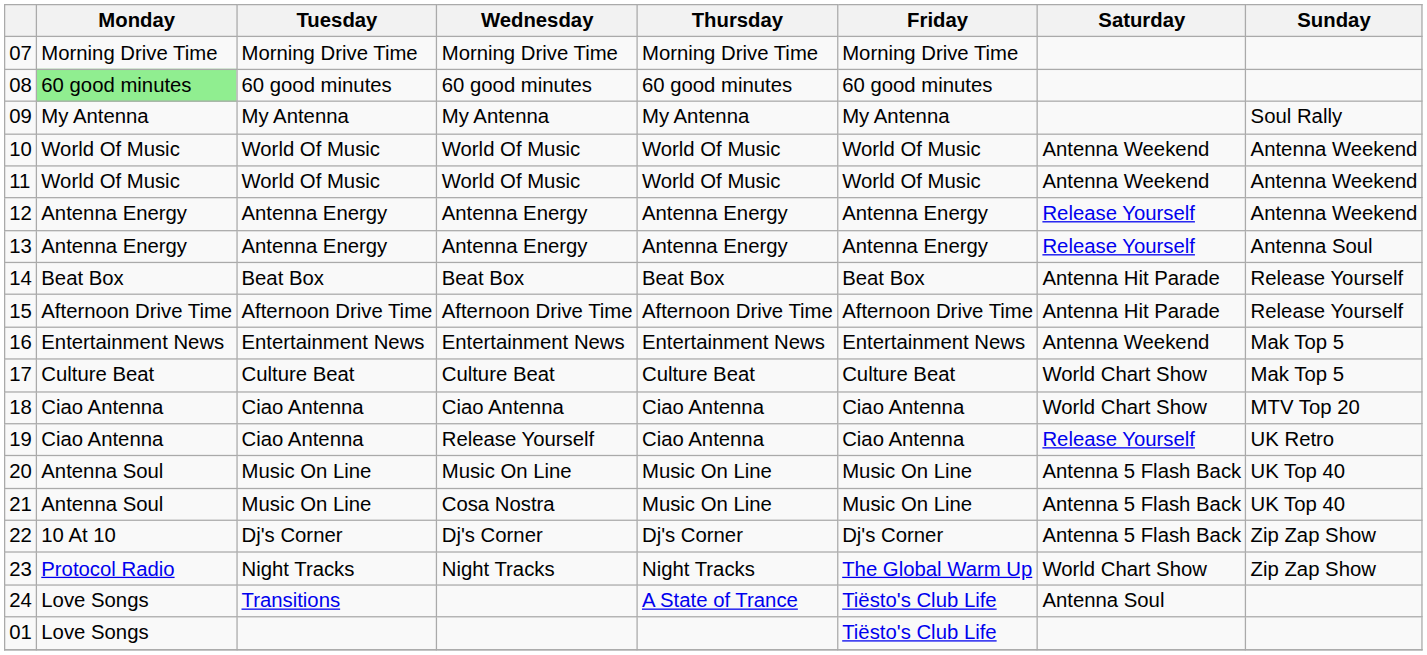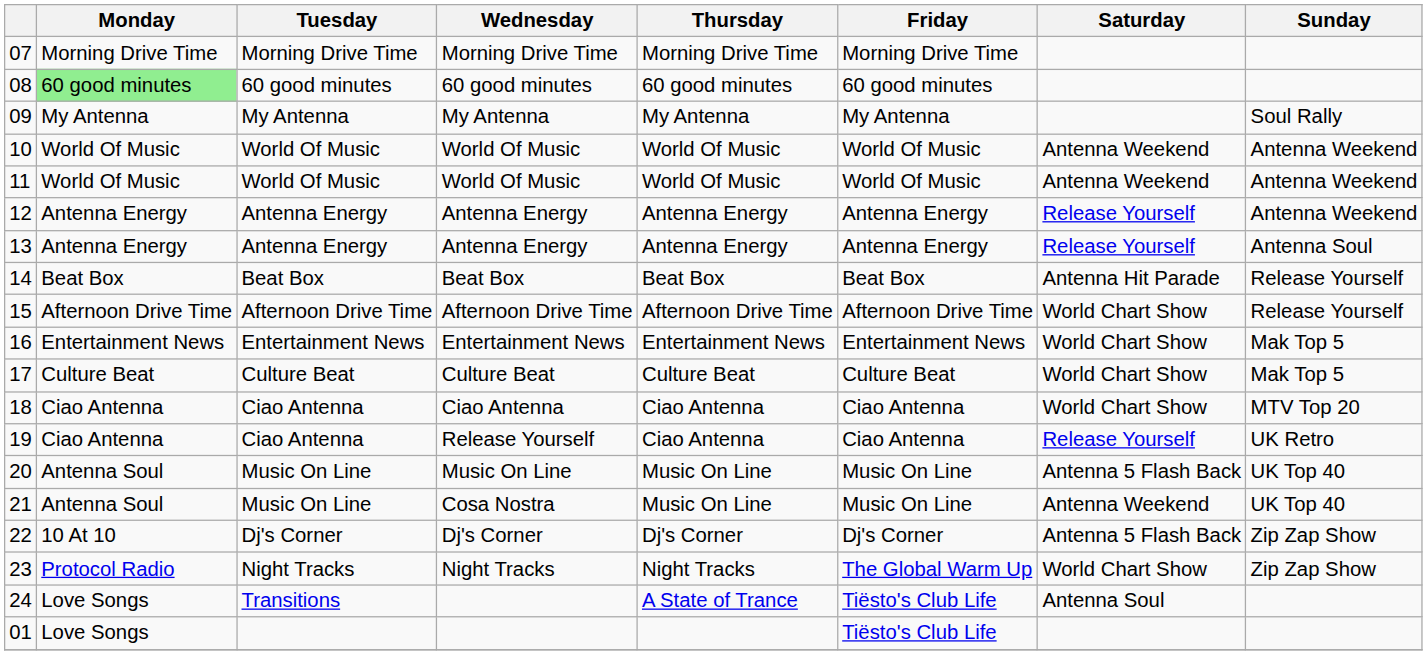(1131, 310) Antenna Hit Parade -> (1125, 310) World Chart Show
(1126, 342) Antenna Weekend -> (1125, 342) World Chart Show
(1142, 504) Antenna 5 Flash Back -> (1126, 504) Antenna Weekend
